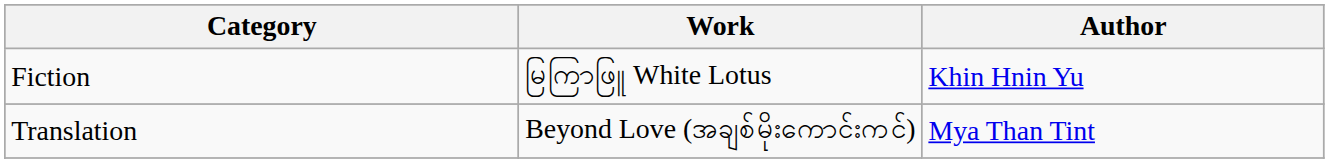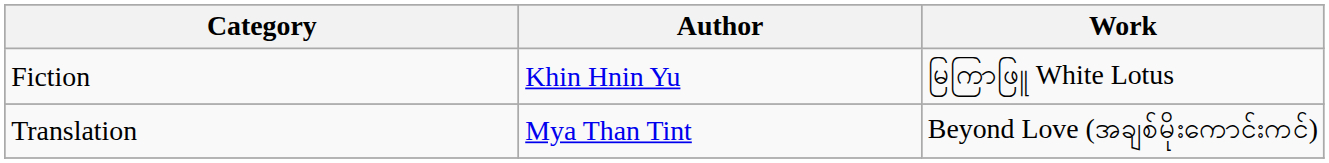columns swapped: (1123, 26) <-> (720, 26)
